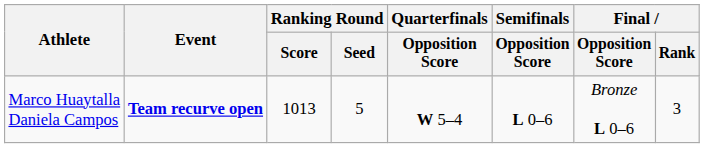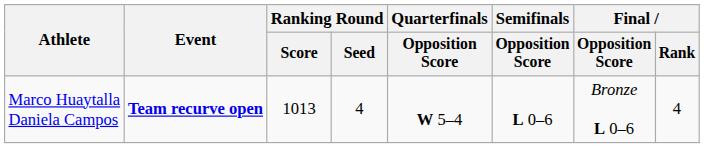(359, 109) 5 -> (359, 109) 4
(677, 109) 3 -> (677, 109) 4
